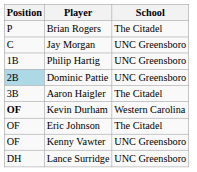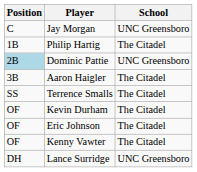- row: (74, 28)
(150, 61) UNC Greensboro -> (142, 45) The Citadel
+ row: (80, 93)
(14, 110) bold -> (13, 110) normal
(150, 110) Western Carolina -> (142, 110) The Citadel
(150, 142) UNC Greensboro -> (142, 142) The Citadel
